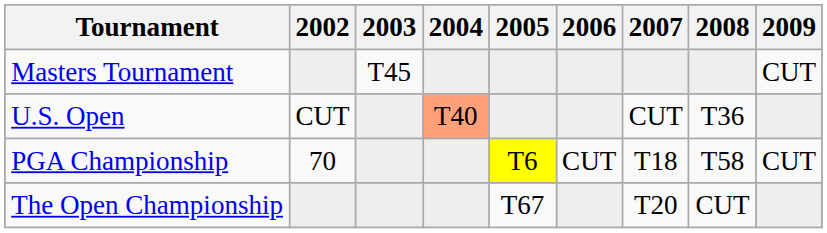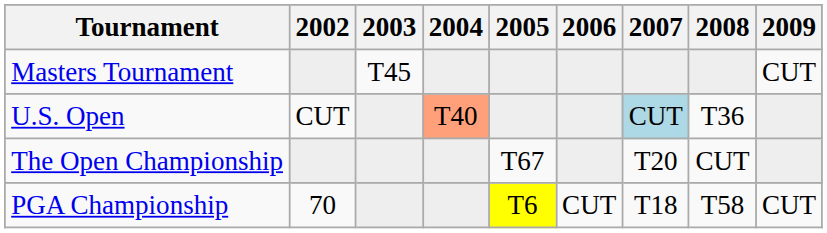(656, 116) no background -> (656, 116) lightblue background
rows swapped: (147, 205) <-> (120, 160)
